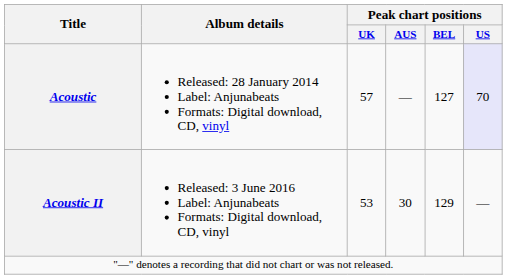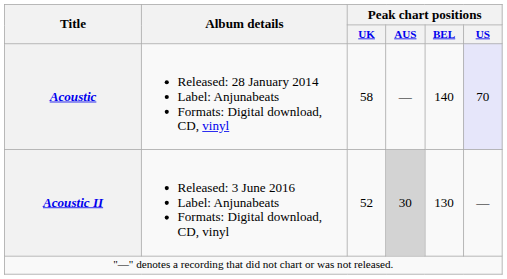(367, 96) 57 -> (367, 96) 58
(444, 96) 127 -> (444, 96) 140
(367, 202) 53 -> (367, 202) 52
(405, 202) no background -> (405, 202) lightgrey background
(444, 202) 129 -> (444, 202) 130
